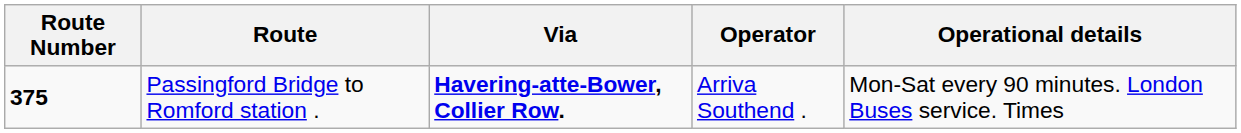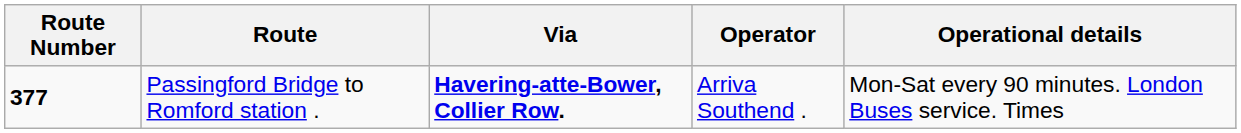(29, 96) 375 -> (29, 96) 377
